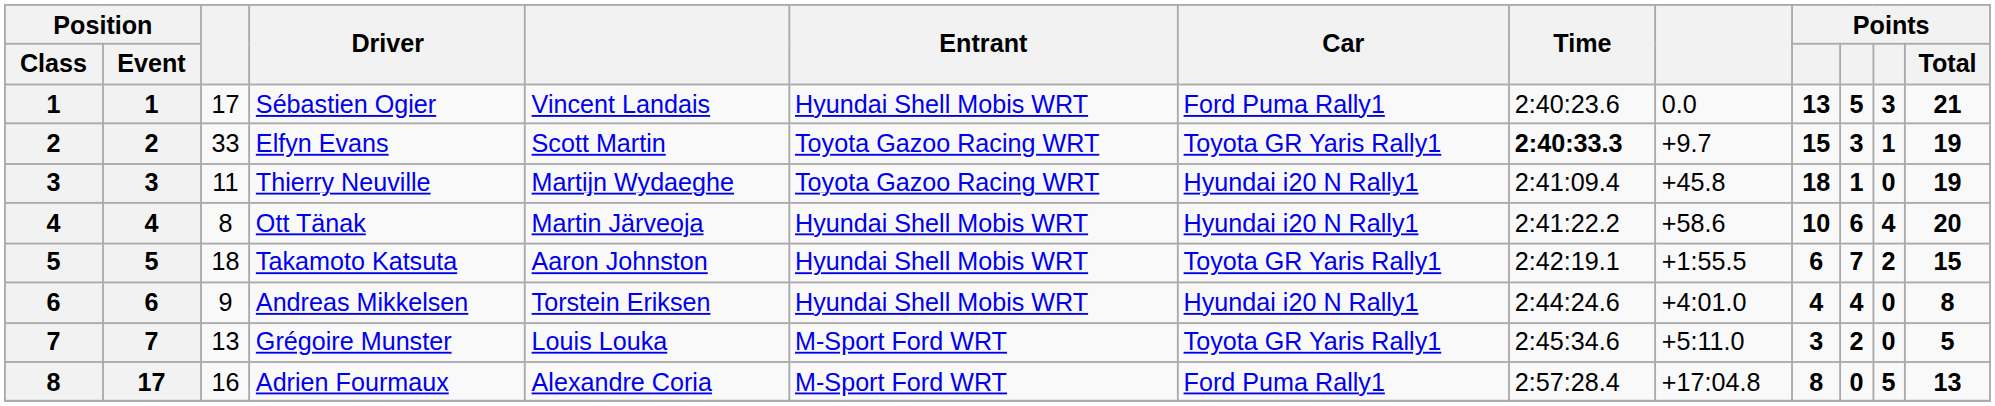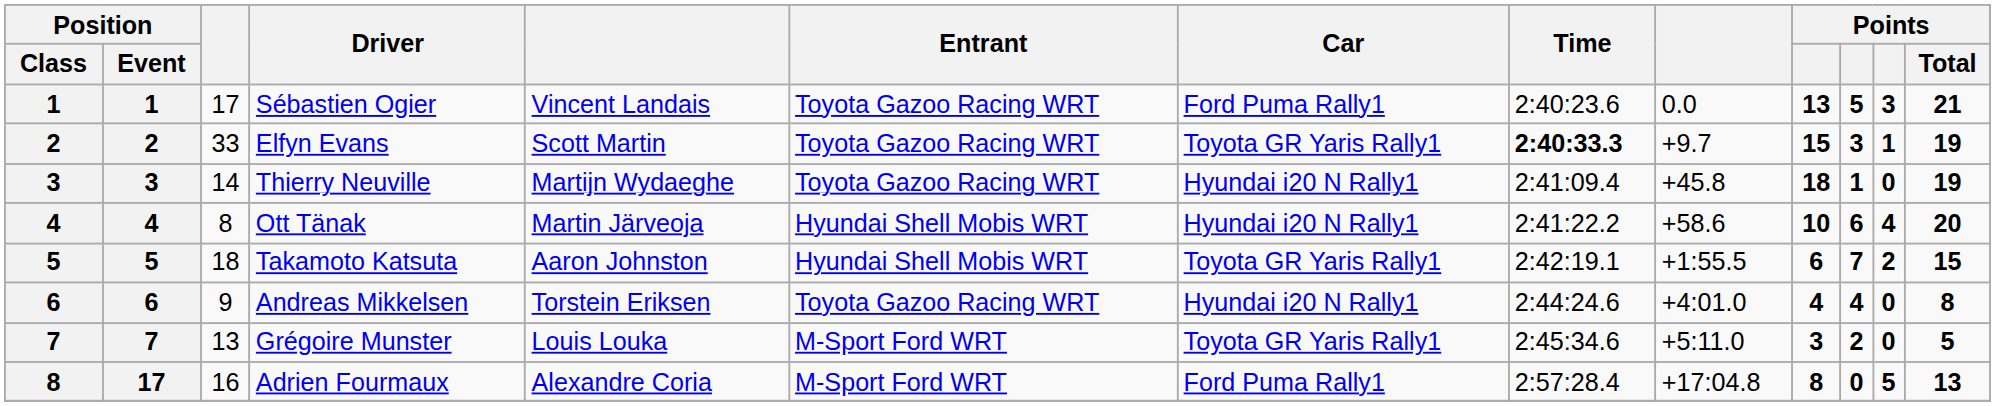(942, 104) Hyundai Shell Mobis WRT -> (947, 104) Toyota Gazoo Racing WRT
(225, 183) 11 -> (225, 183) 14
(942, 302) Hyundai Shell Mobis WRT -> (947, 302) Toyota Gazoo Racing WRT
